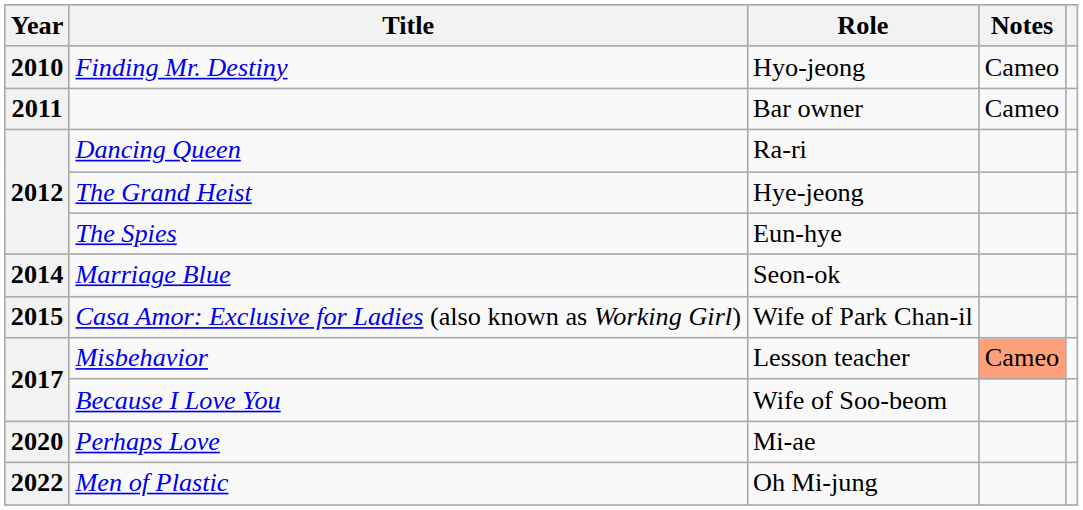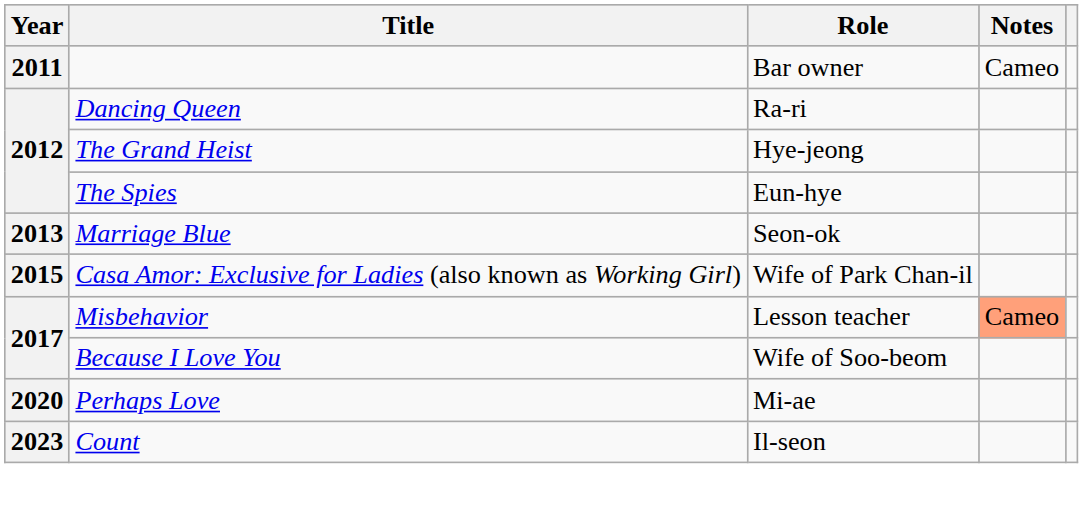- row: (181, 66)
(37, 274) 2014 -> (37, 233) 2013
- row: (152, 483)
+ row: (108, 441)
